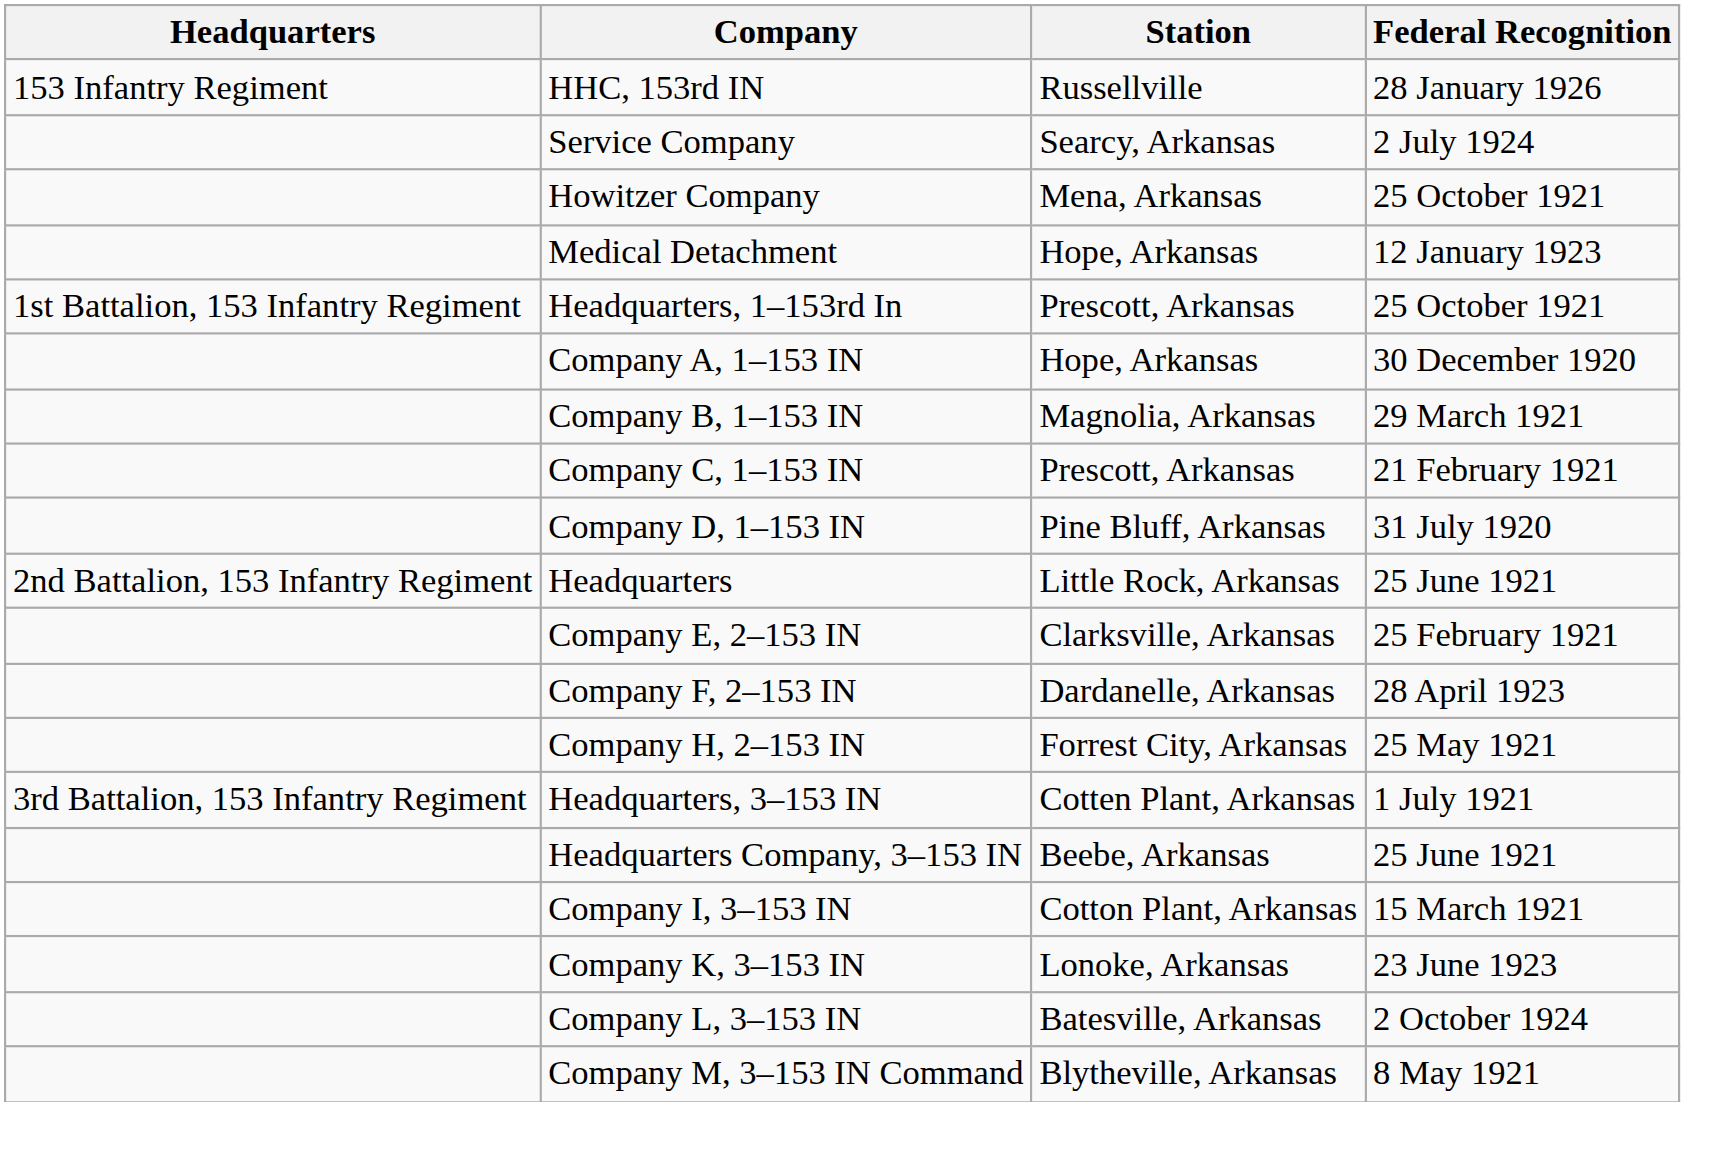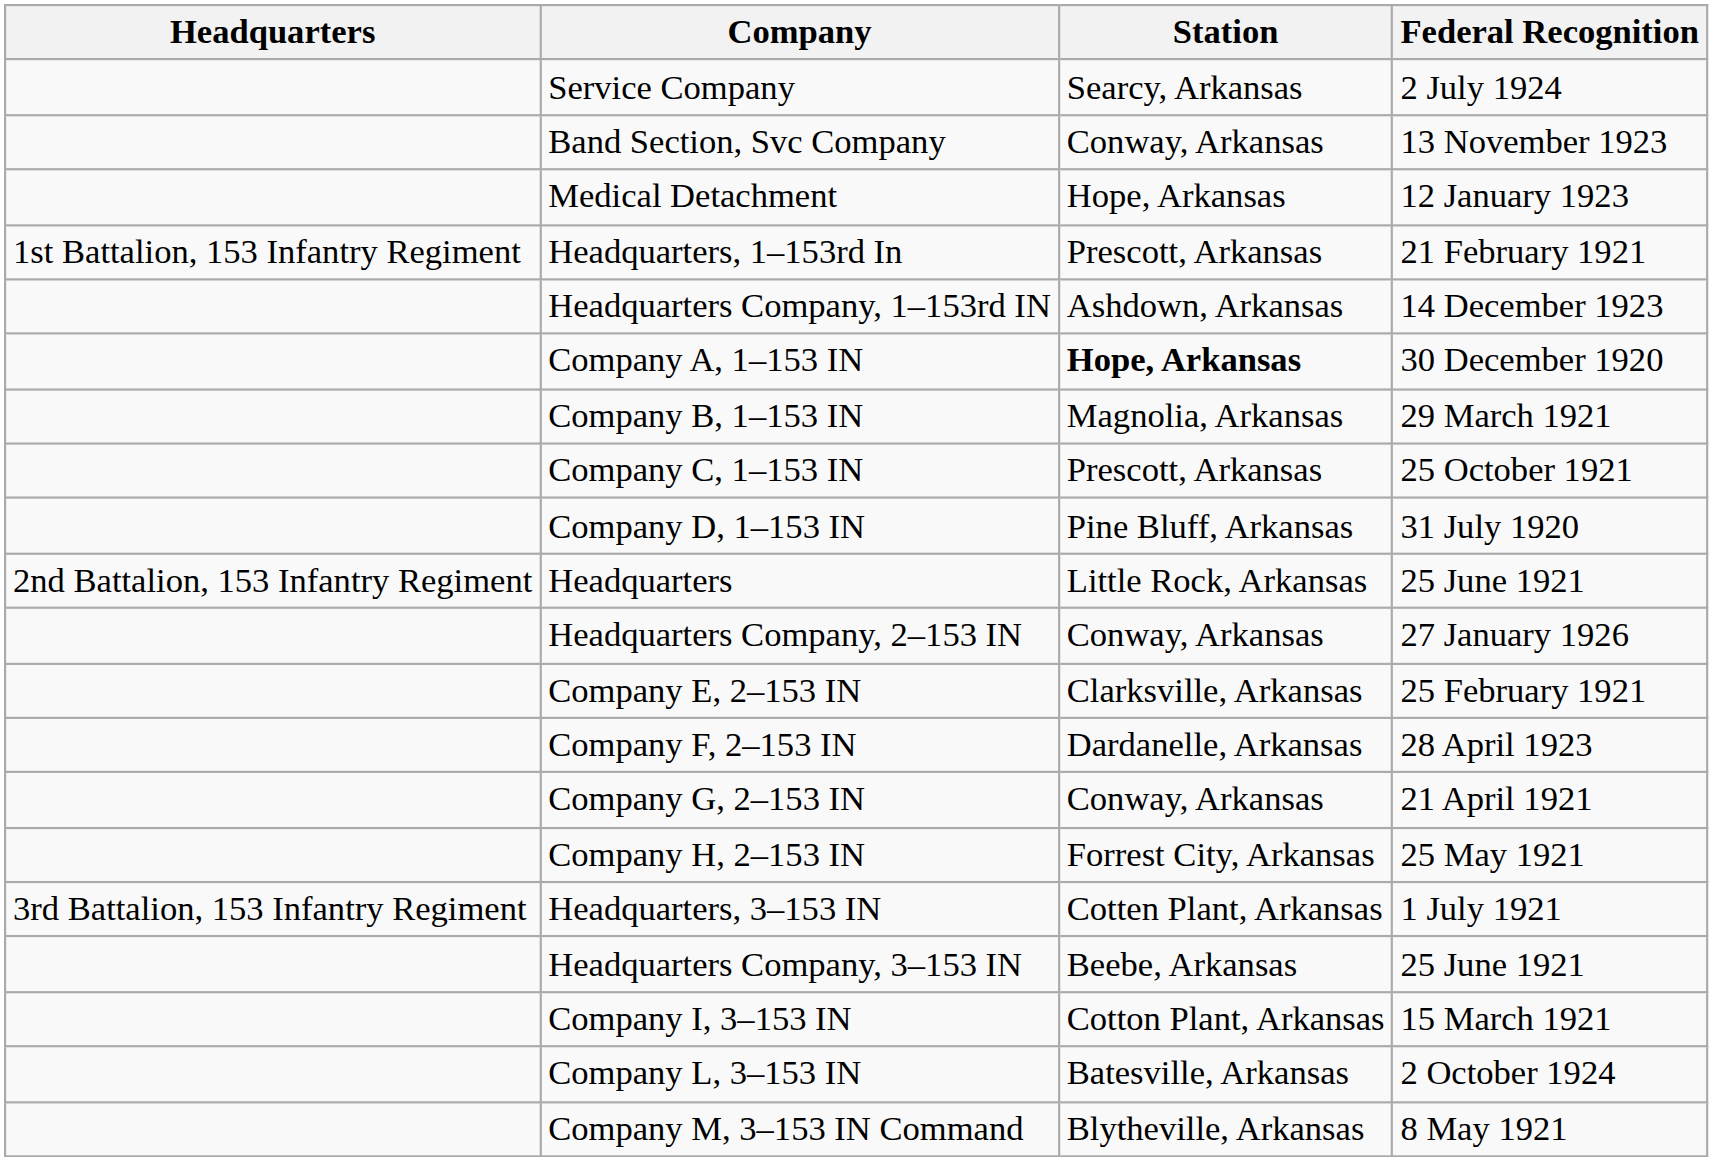- row: (656, 86)
+ row: (747, 141)
- row: (684, 196)
(1489, 305) 25 October 1921 -> (1523, 251) 21 February 1921
+ row: (800, 305)
(1149, 360) normal -> (1184, 360) bold
(1496, 470) 21 February 1921 -> (1517, 470) 25 October 1921
+ row: (785, 634)
+ row: (707, 799)
- row: (707, 963)
